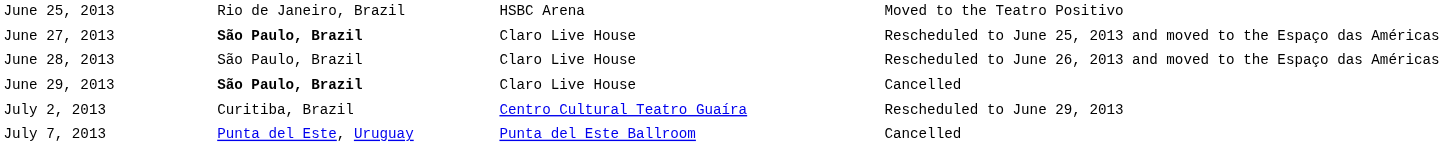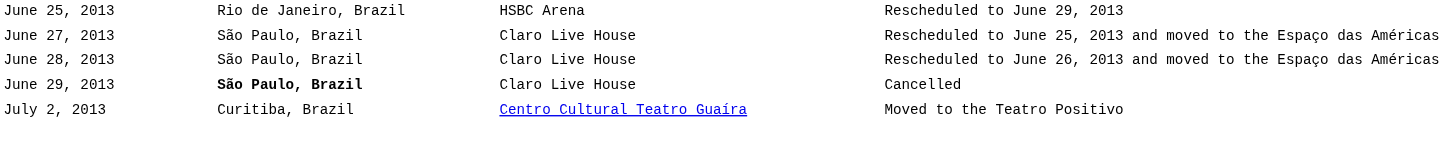(1004, 11) Moved to the Teatro Positivo -> (1004, 11) Rescheduled to June 29, 2013
(290, 36) bold -> (290, 36) normal
(1004, 110) Rescheduled to June 29, 2013 -> (1004, 110) Moved to the Teatro Positivo
- row: (55, 134)
